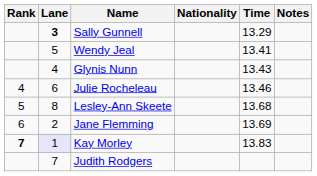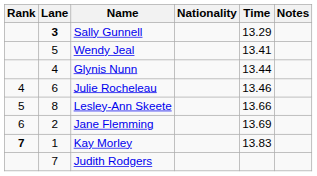(257, 69) 13.43 -> (257, 69) 13.44
(257, 106) 13.68 -> (257, 106) 13.66
(55, 143) lavender background -> (55, 143) no background
